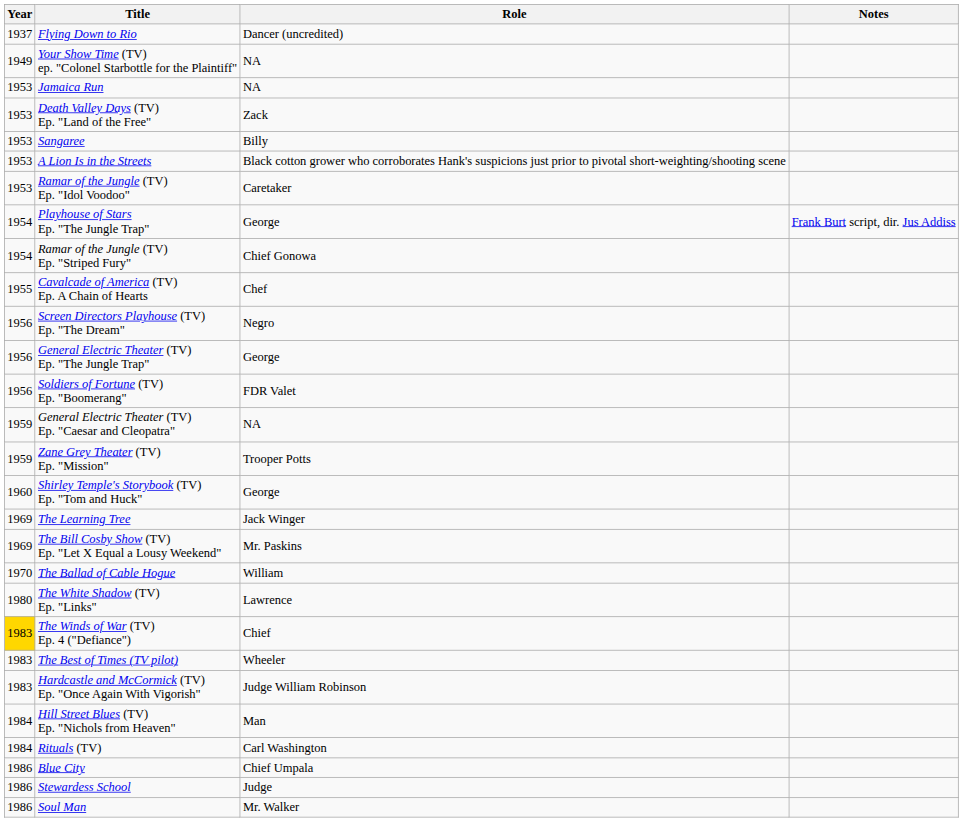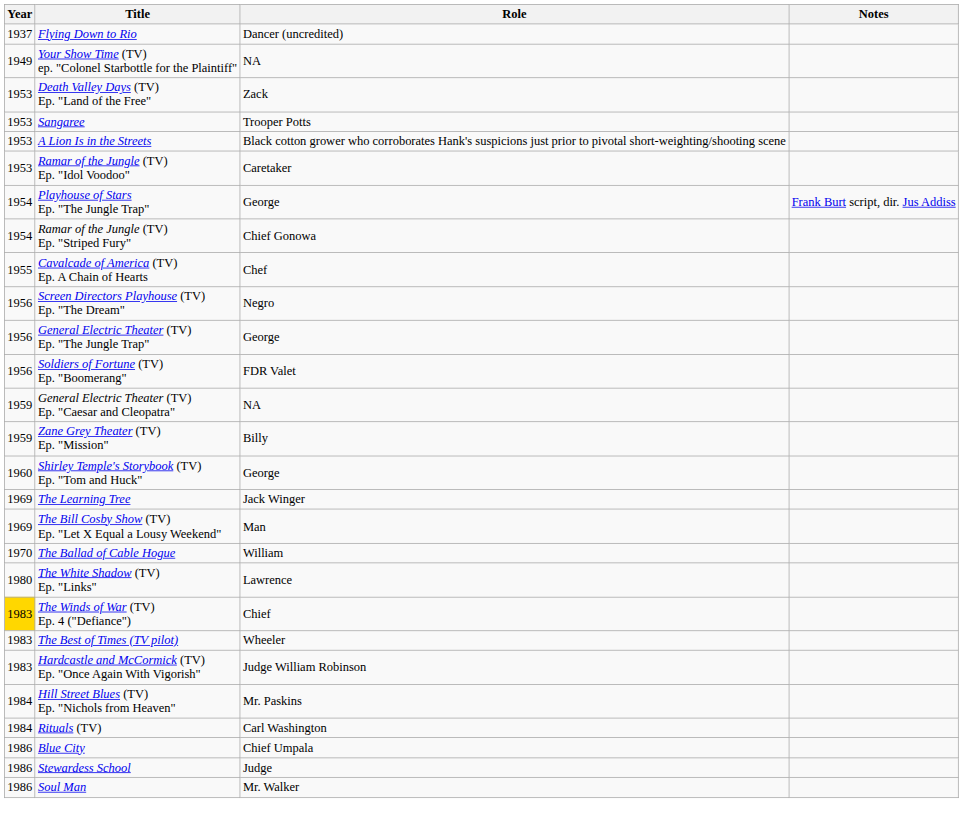- row: (71, 87)
(255, 141) Billy -> (277, 121) Trooper Potts
(277, 458) Trooper Potts -> (255, 438) Billy
(272, 546) Mr. Paskins -> (254, 526) Man
(254, 721) Man -> (272, 701) Mr. Paskins
